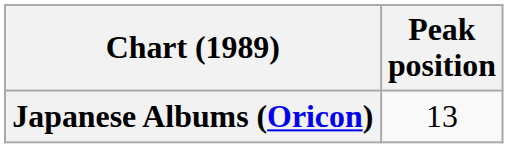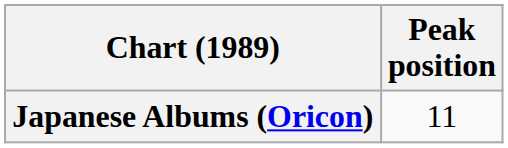(442, 116) 13 -> (442, 116) 11
